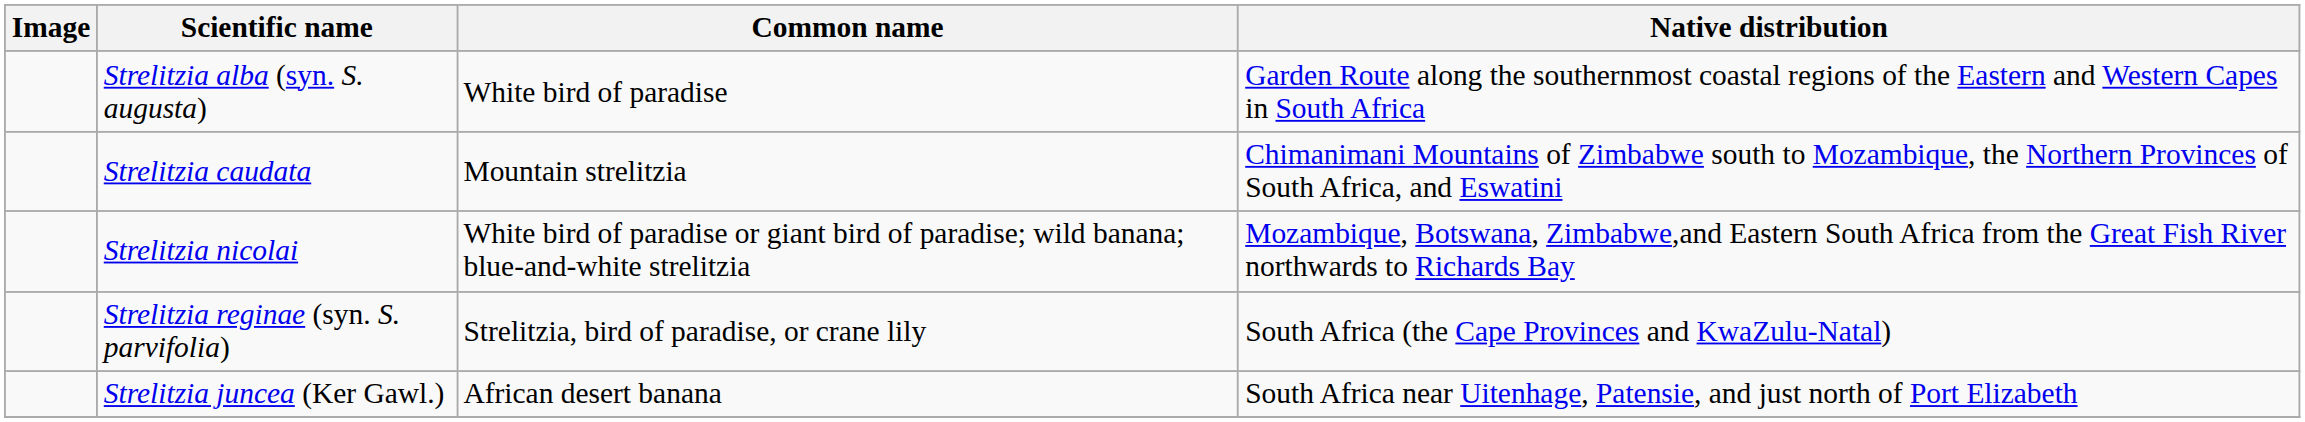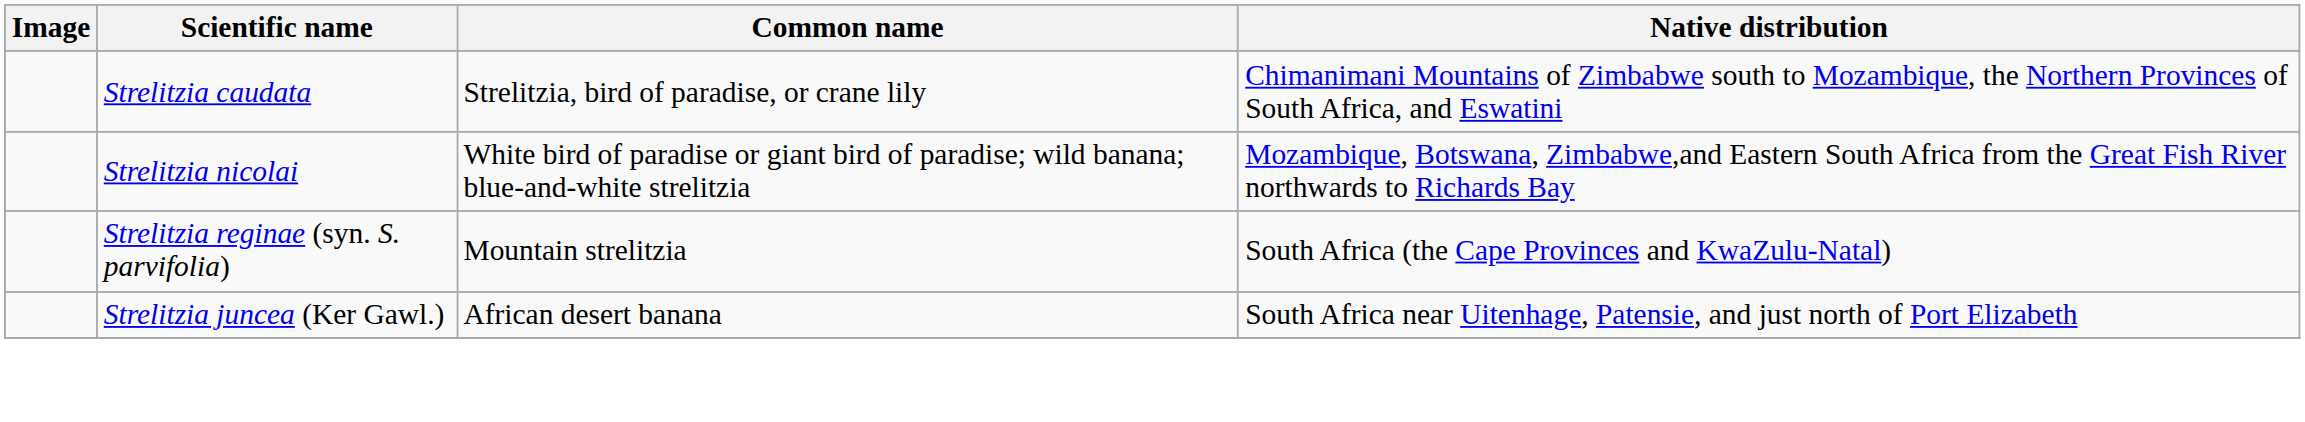- row: (234, 91)
(575, 170) Mountain strelitzia -> (695, 91) Strelitzia, bird of paradise, or crane lily
(695, 330) Strelitzia, bird of paradise, or crane lily -> (575, 250) Mountain strelitzia
